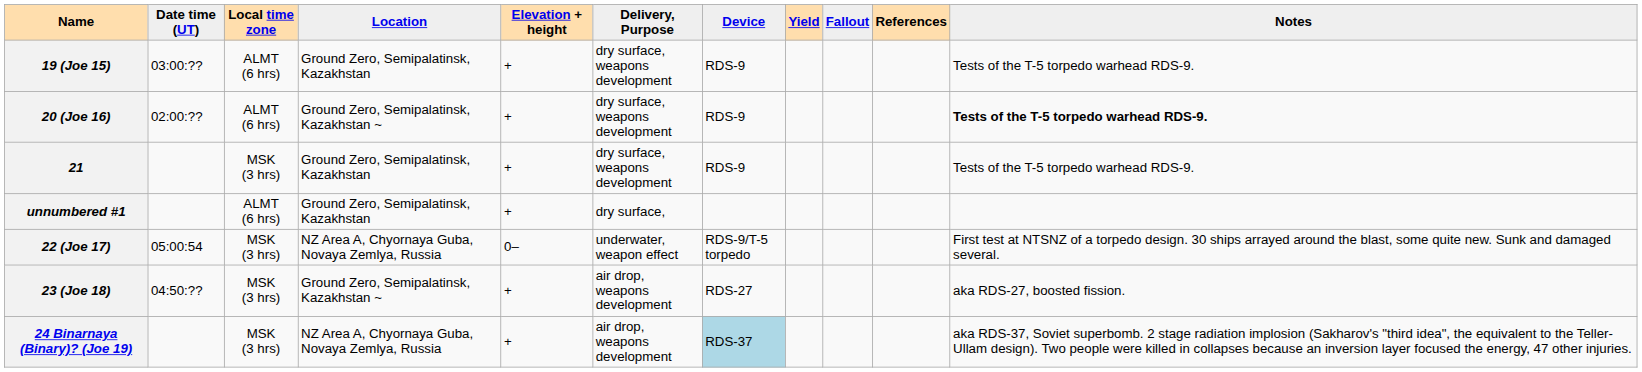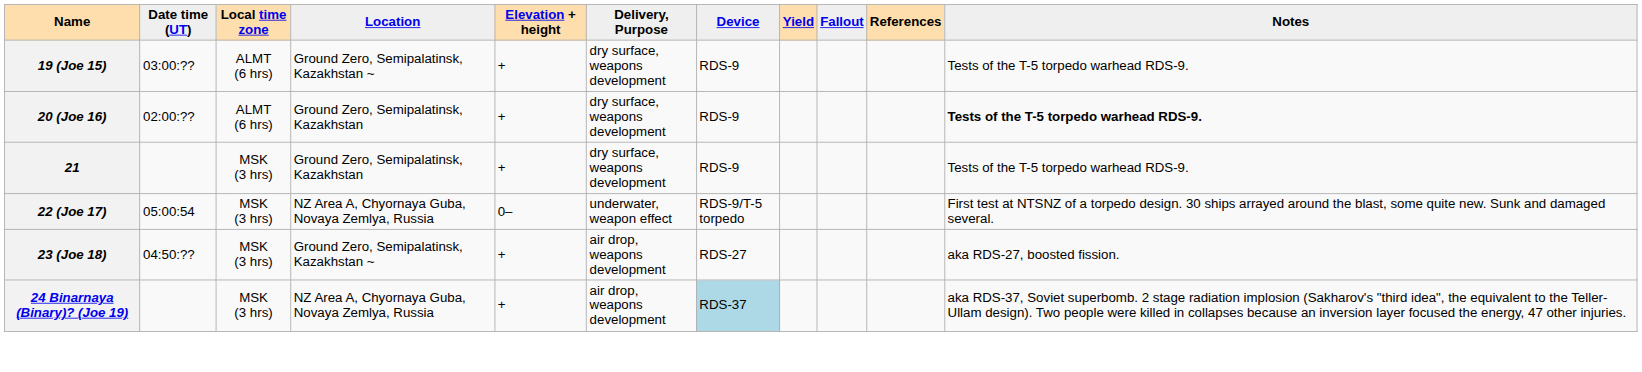(386, 65) Ground Zero, Semipalatinsk, Kazakhstan -> (378, 65) Ground Zero, Semipalatinsk, Kazakhstan ~
(386, 116) Ground Zero, Semipalatinsk, Kazakhstan ~ -> (378, 116) Ground Zero, Semipalatinsk, Kazakhstan
- row: (76, 211)
